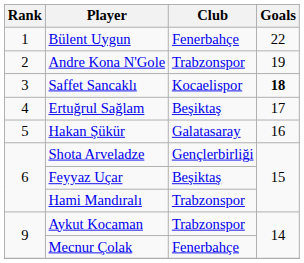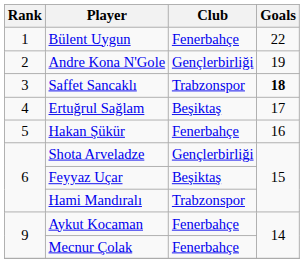(208, 62) Trabzonspor -> (213, 62) Gençlerbirliği
(207, 85) Kocaelispor -> (208, 85) Trabzonspor
(206, 131) Galatasaray -> (205, 131) Fenerbahçe
(208, 223) Trabzonspor -> (205, 223) Fenerbahçe
